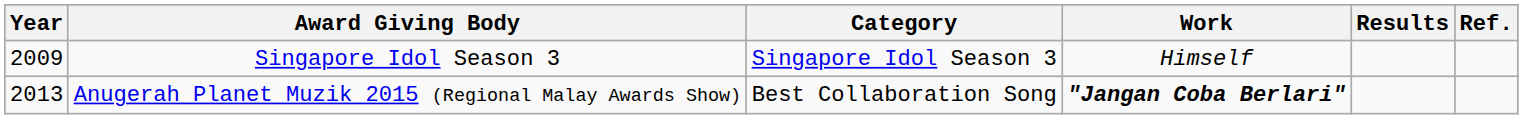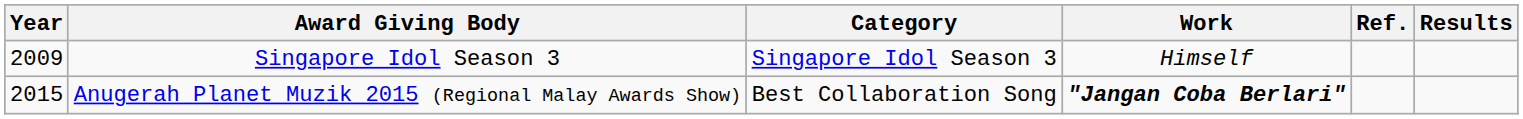columns swapped: (1403, 23) <-> (1486, 23)
(37, 95) 2013 -> (37, 95) 2015
